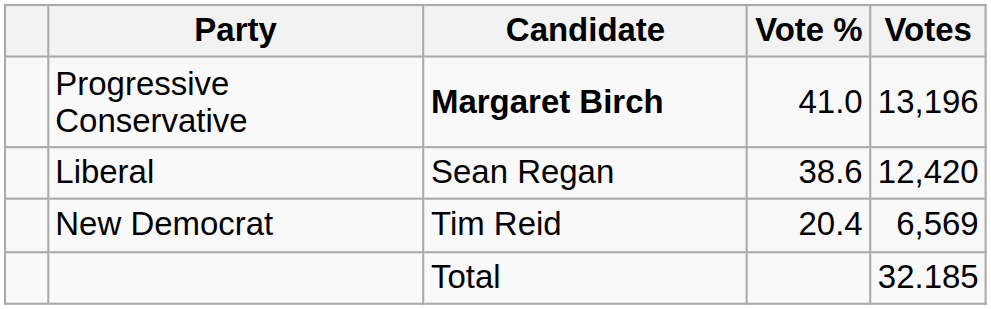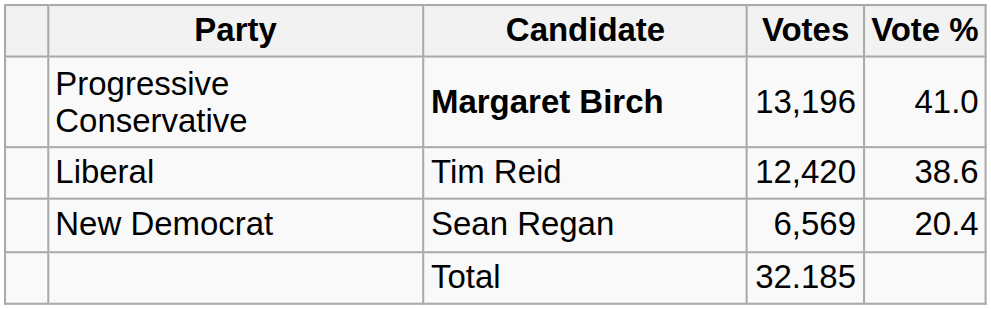columns swapped: (928, 30) <-> (809, 30)
(523, 172) Sean Regan -> (496, 172) Tim Reid
(496, 224) Tim Reid -> (523, 224) Sean Regan
